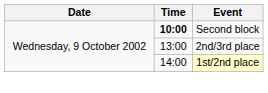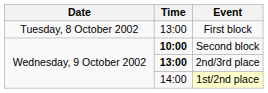+ row: (228, 29)
(173, 46) normal -> (173, 63) bold
